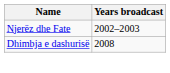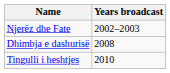+ row: (43, 60)
